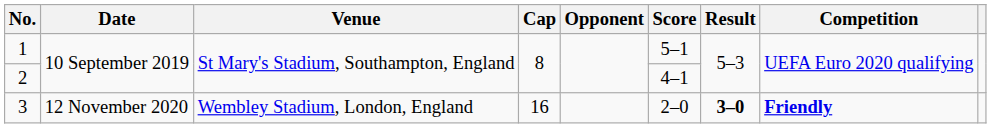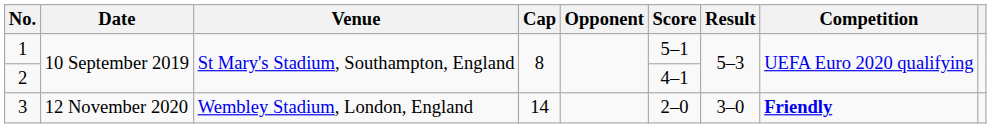(539, 107) 16 -> (539, 107) 14
(730, 107) bold -> (730, 107) normal
